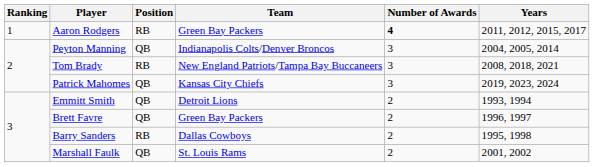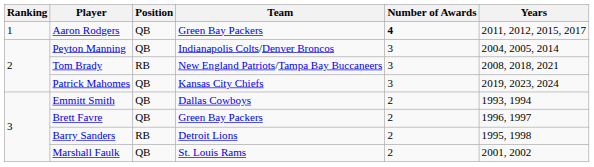(143, 30) RB -> (143, 30) QB
(208, 100) Detroit Lions -> (215, 100) Dallas Cowboys
(215, 135) Dallas Cowboys -> (208, 135) Detroit Lions
